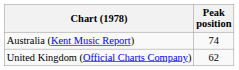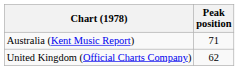(214, 40) 74 -> (214, 40) 71
